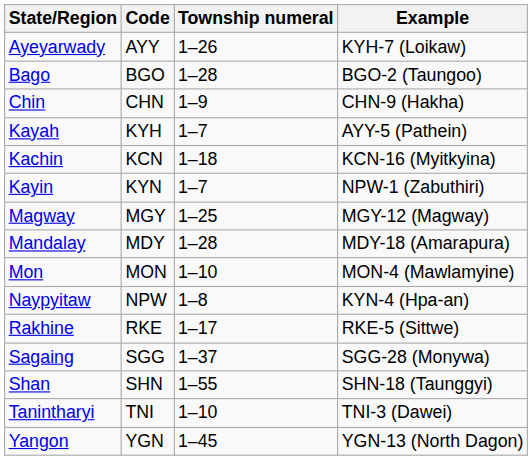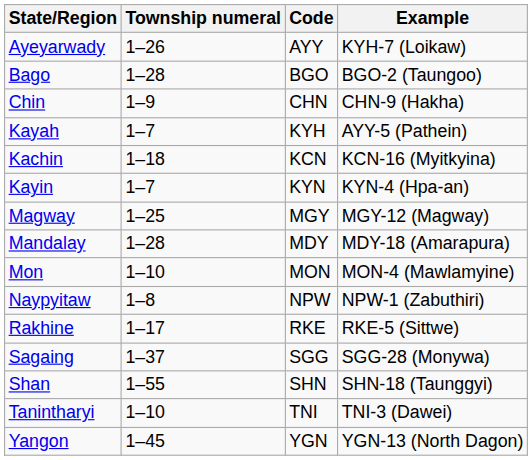columns swapped: (148, 18) <-> (256, 18)
(413, 187) NPW-1 (Zabuthiri) -> (405, 187) KYN-4 (Hpa-an)
(405, 300) KYN-4 (Hpa-an) -> (413, 300) NPW-1 (Zabuthiri)
